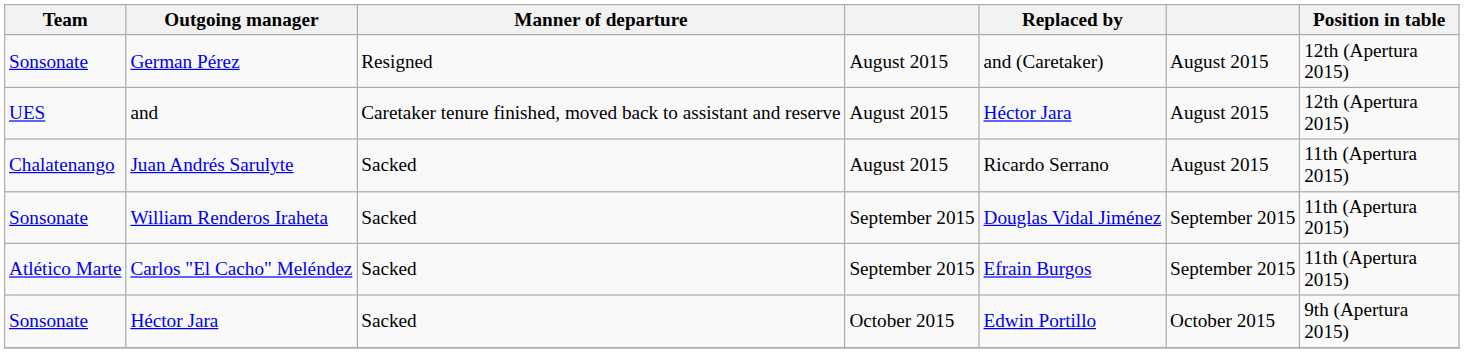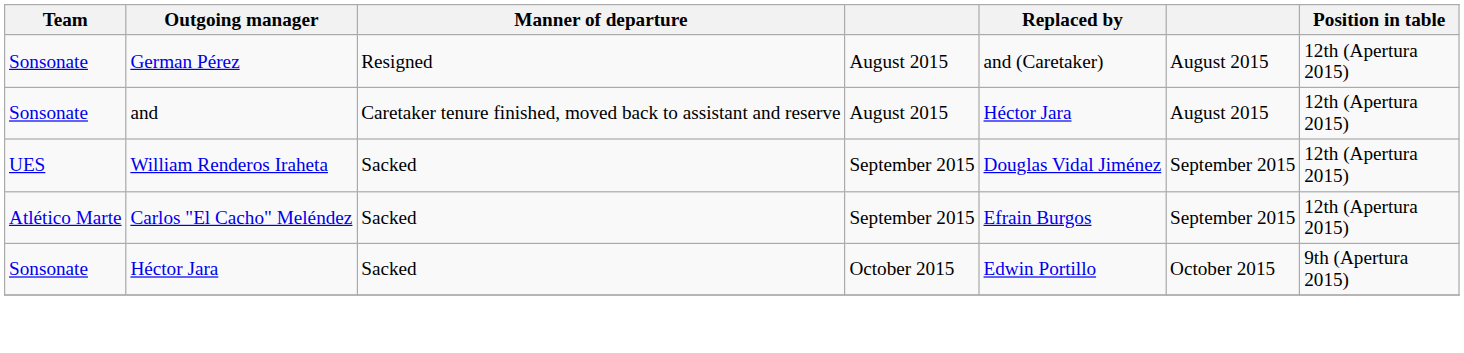(27, 113) UES -> (48, 113) Sonsonate
- row: (212, 165)
(48, 217) Sonsonate -> (27, 165) UES
(1361, 217) 11th (Apertura 2015) -> (1361, 165) 12th (Apertura 2015)
(1361, 269) 11th (Apertura 2015) -> (1361, 217) 12th (Apertura 2015)
